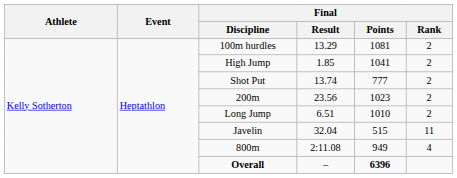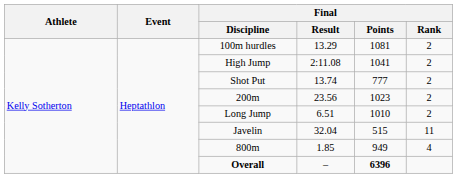(325, 63) 1.85 -> (325, 63) 2:11.08
(325, 148) 2:11.08 -> (325, 148) 1.85
